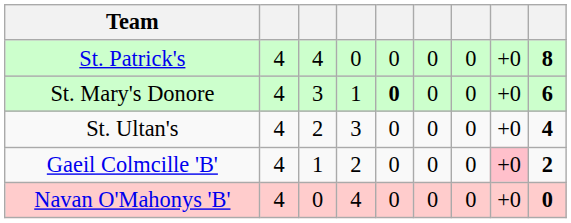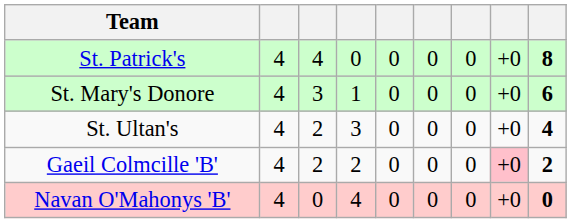(394, 93) bold -> (394, 93) normal
(318, 164) 1 -> (318, 164) 2
